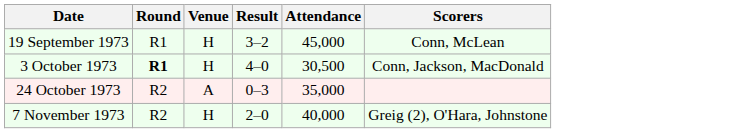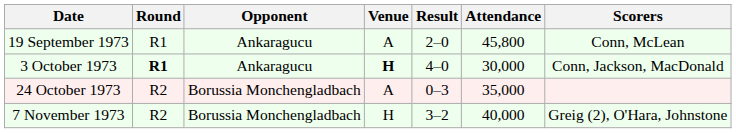+ column: (274, 16)
(208, 41) H -> (388, 41) A
(257, 41) 3–2 -> (437, 41) 2–0
(323, 41) 45,000 -> (503, 41) 45,800
(208, 66) normal -> (388, 66) bold
(323, 66) 30,500 -> (503, 66) 30,000
(257, 115) 2–0 -> (437, 115) 3–2
